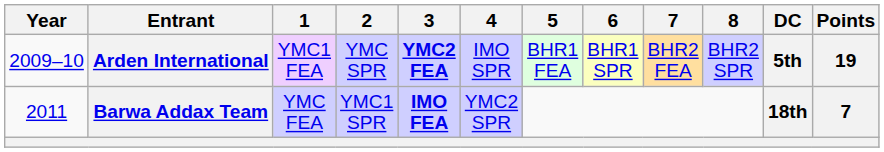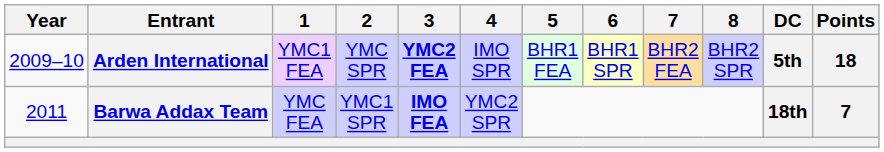(846, 60) 19 -> (846, 60) 18
